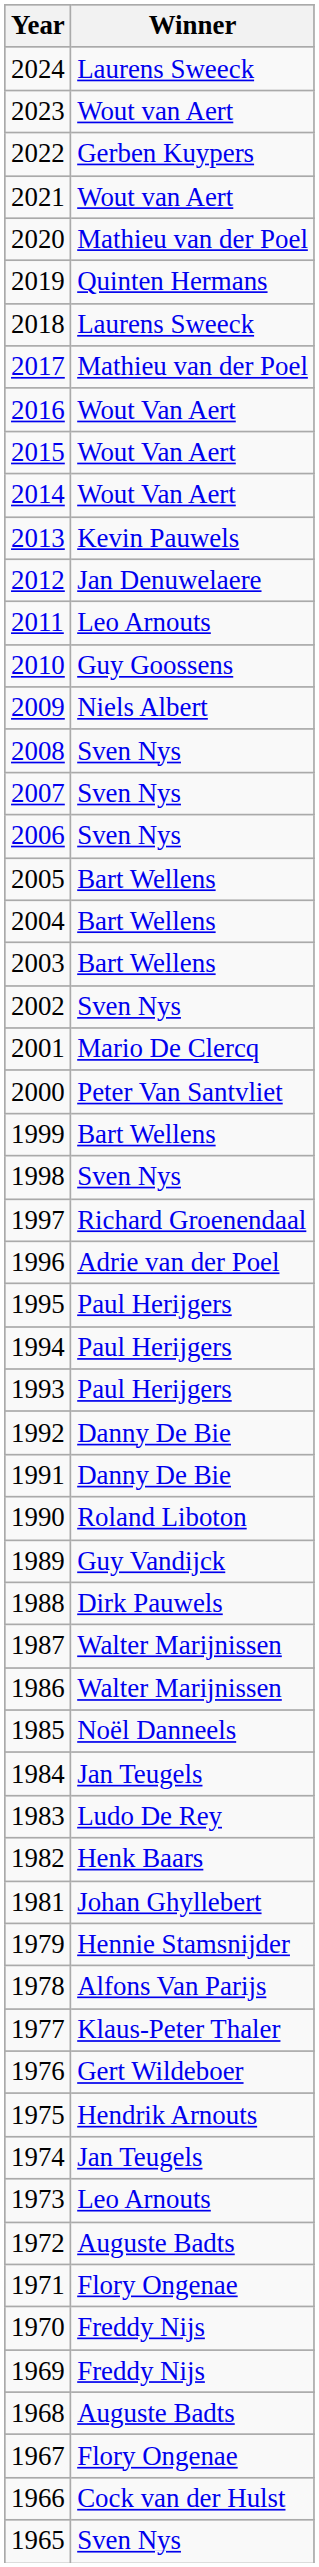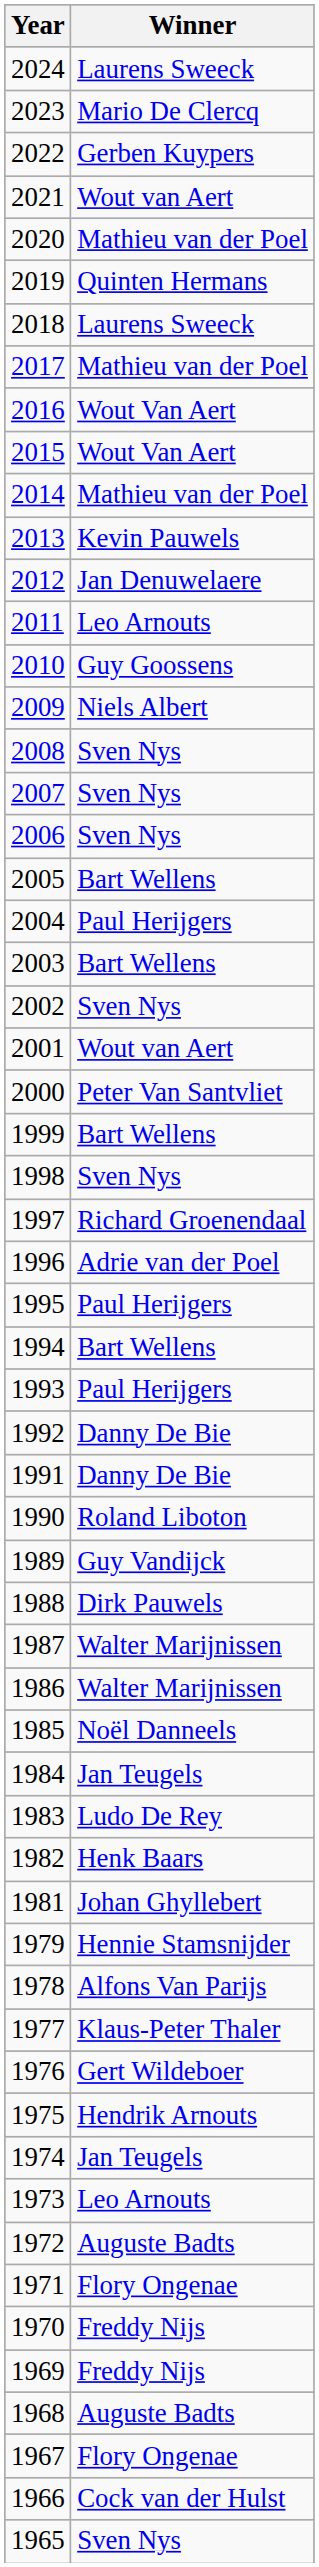(155, 111) Wout van Aert -> (168, 111) Mario De Clercq
(156, 494) Wout Van Aert -> (193, 494) Mathieu van der Poel
(146, 921) Bart Wellens -> (154, 921) Paul Herijgers
(168, 1048) Mario De Clercq -> (155, 1048) Wout van Aert
(154, 1347) Paul Herijgers -> (146, 1347) Bart Wellens
